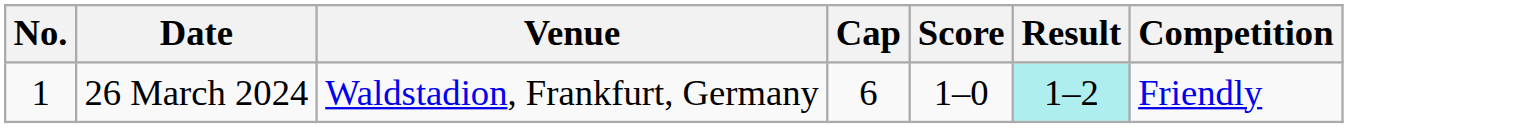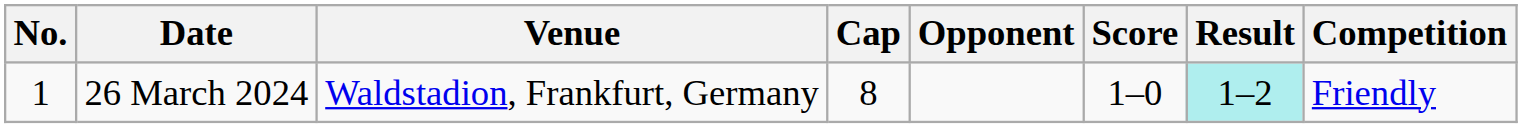+ column: (996, 33)
(868, 91) 6 -> (868, 91) 8
